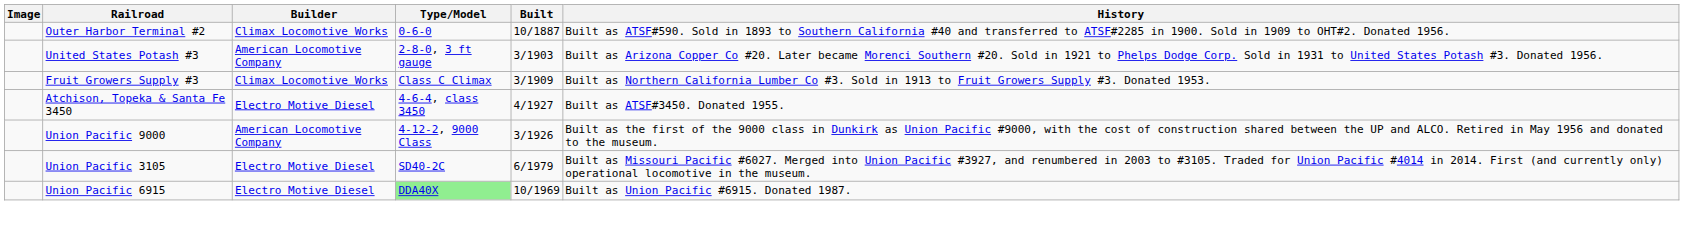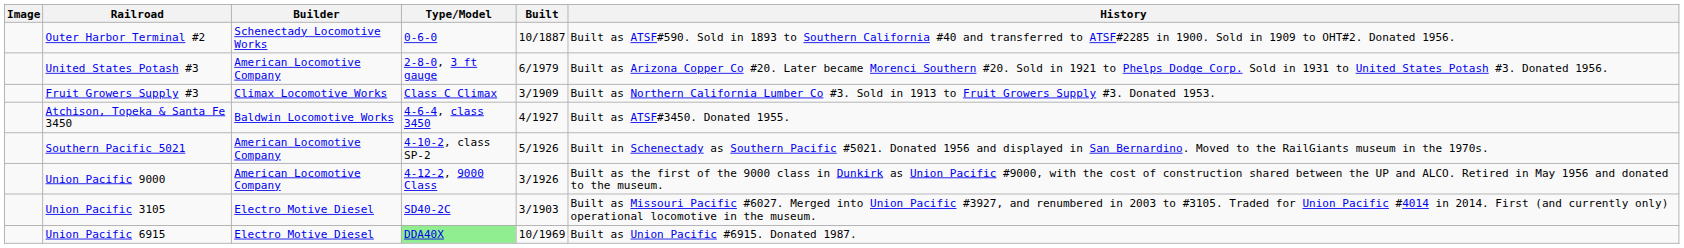(311, 31) Climax Locomotive Works -> (307, 38) Schenectady Locomotive Works
(533, 56) 3/1903 -> (539, 69) 6/1979
(305, 105) Electro Motive Diesel -> (314, 117) Baldwin Locomotive Works
+ row: (115, 148)
(533, 166) 6/1979 -> (539, 210) 3/1903
